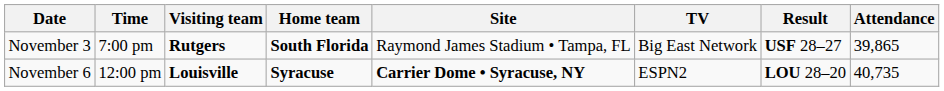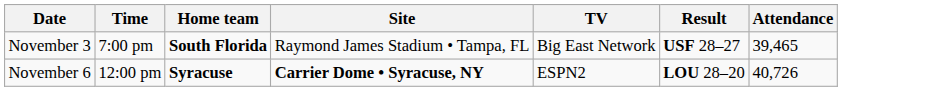- column: (216, 18)
(877, 45) 39,865 -> (775, 45) 39,465
(877, 72) 40,735 -> (775, 72) 40,726
